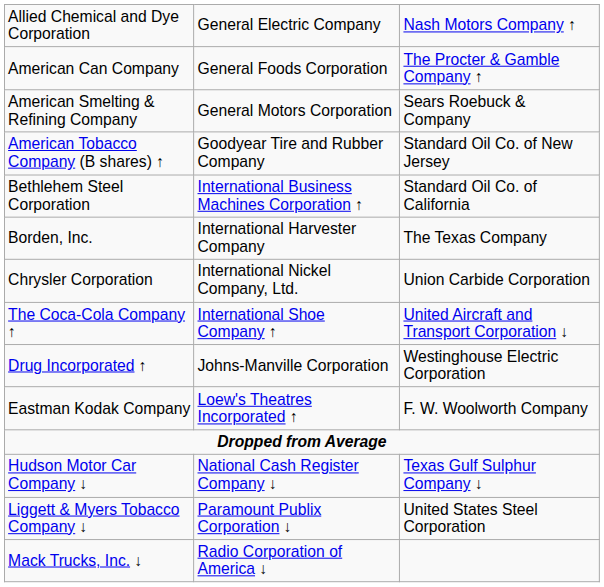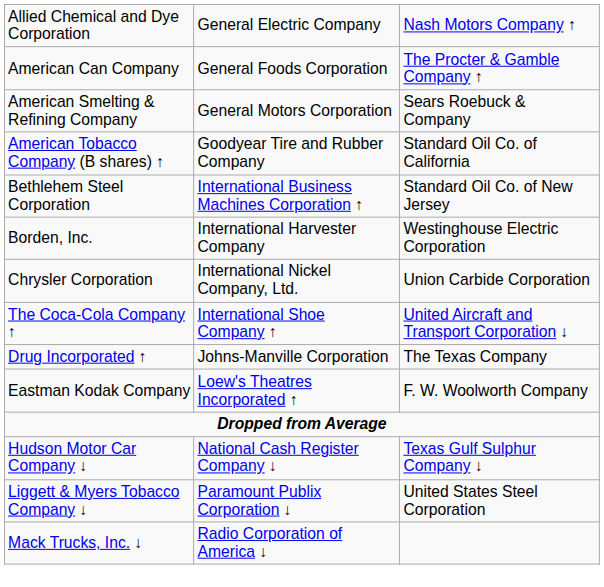(488, 153) Standard Oil Co. of New Jersey -> (470, 153) Standard Oil Co. of California
(470, 195) Standard Oil Co. of California -> (488, 195) Standard Oil Co. of New Jersey
(475, 238) The Texas Company -> (481, 238) Westinghouse Electric Corporation
(481, 365) Westinghouse Electric Corporation -> (475, 356) The Texas Company
